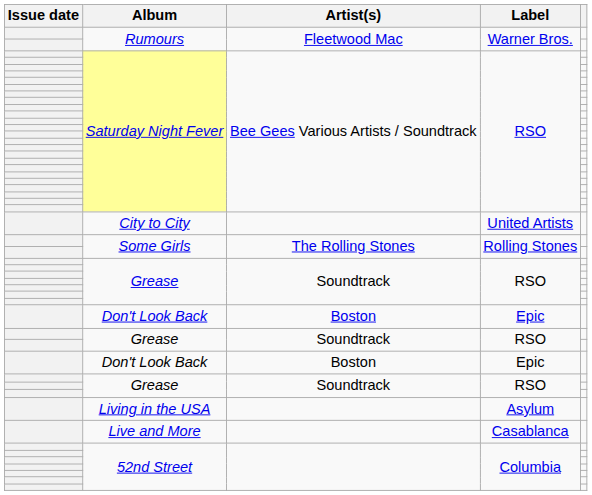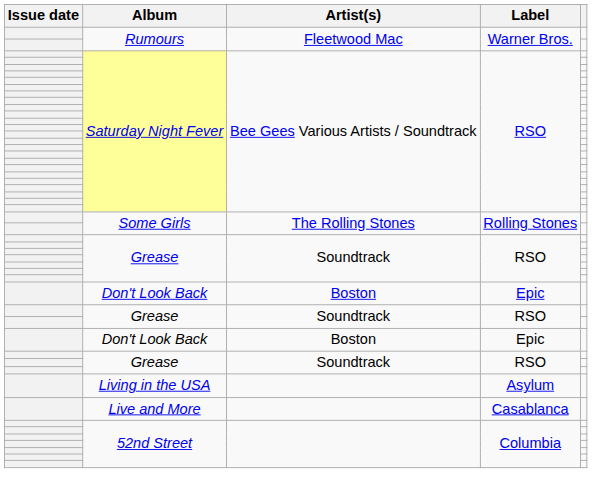- row: (155, 223)
